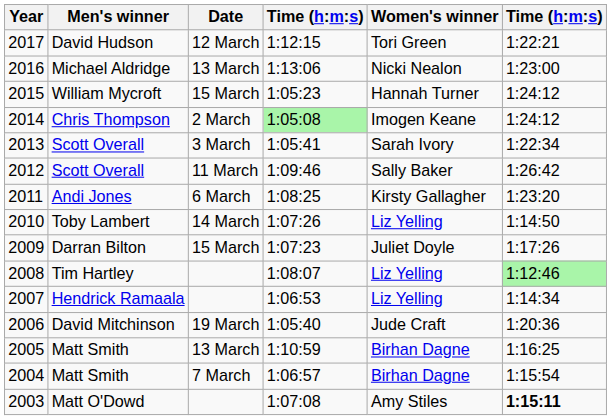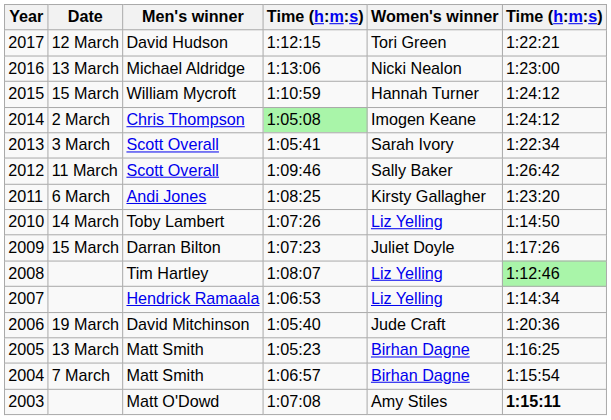columns swapped: (226, 17) <-> (118, 17)
(294, 94) 1:05:23 -> (294, 94) 1:10:59
(294, 350) 1:10:59 -> (294, 350) 1:05:23
